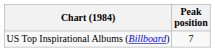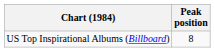(191, 39) 7 -> (191, 39) 8
